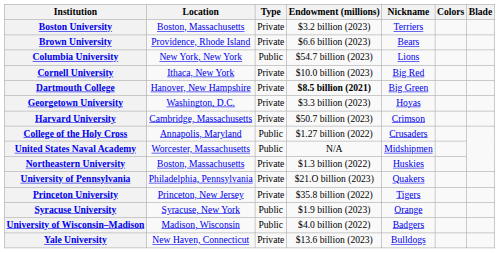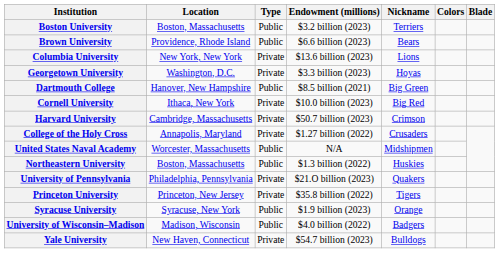(271, 27) Private -> (271, 27) Public
(271, 42) Private -> (271, 42) Public
(271, 57) Public -> (271, 57) Private
(334, 57) $54.7 billion (2023) -> (334, 57) $13.6 billion (2023)
rows swapped: (75, 73) <-> (75, 103)
(271, 88) Private -> (271, 88) Public
(334, 88) bold -> (334, 88) normal
(271, 133) Public -> (271, 133) Private
(271, 164) Private -> (271, 164) Public
(334, 240) $13.6 billion (2023) -> (334, 240) $54.7 billion (2023)
